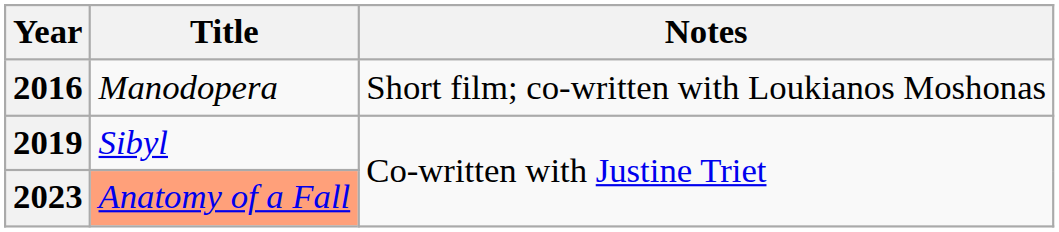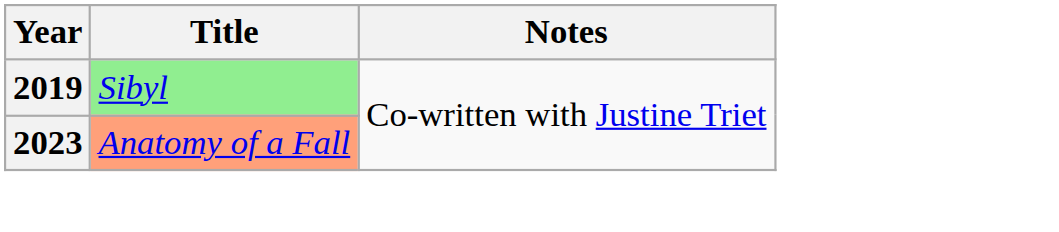- row: (48, 87)
(133, 142) no background -> (133, 87) lightgreen background
